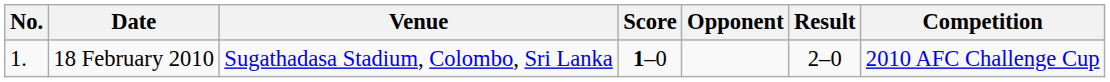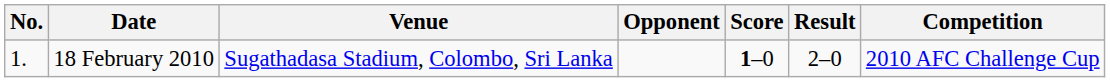columns swapped: (735, 22) <-> (650, 22)
